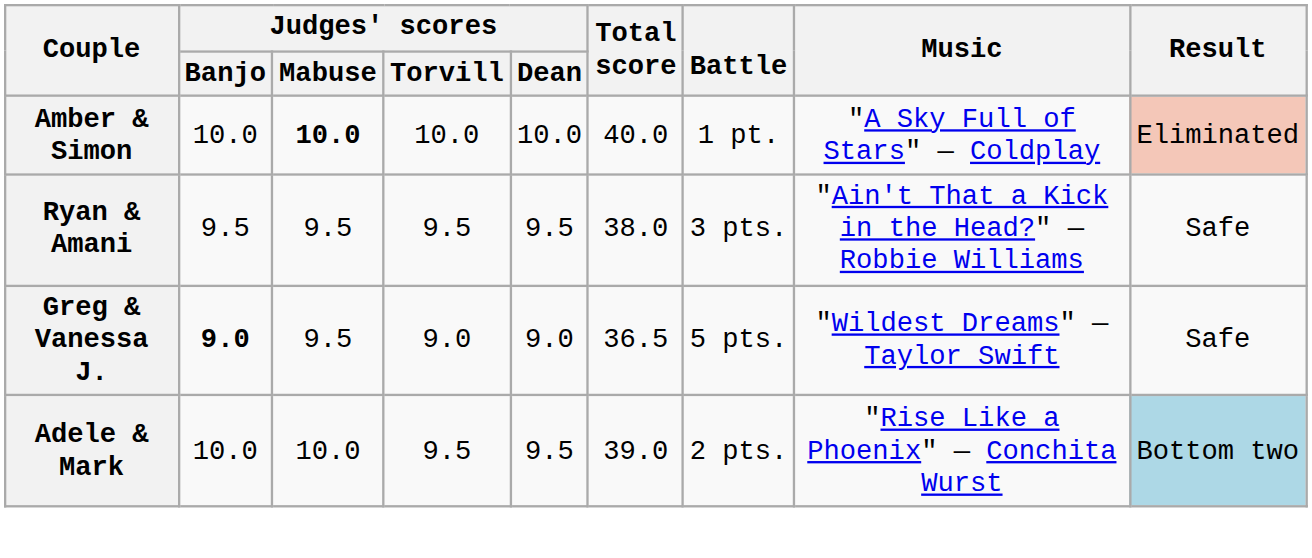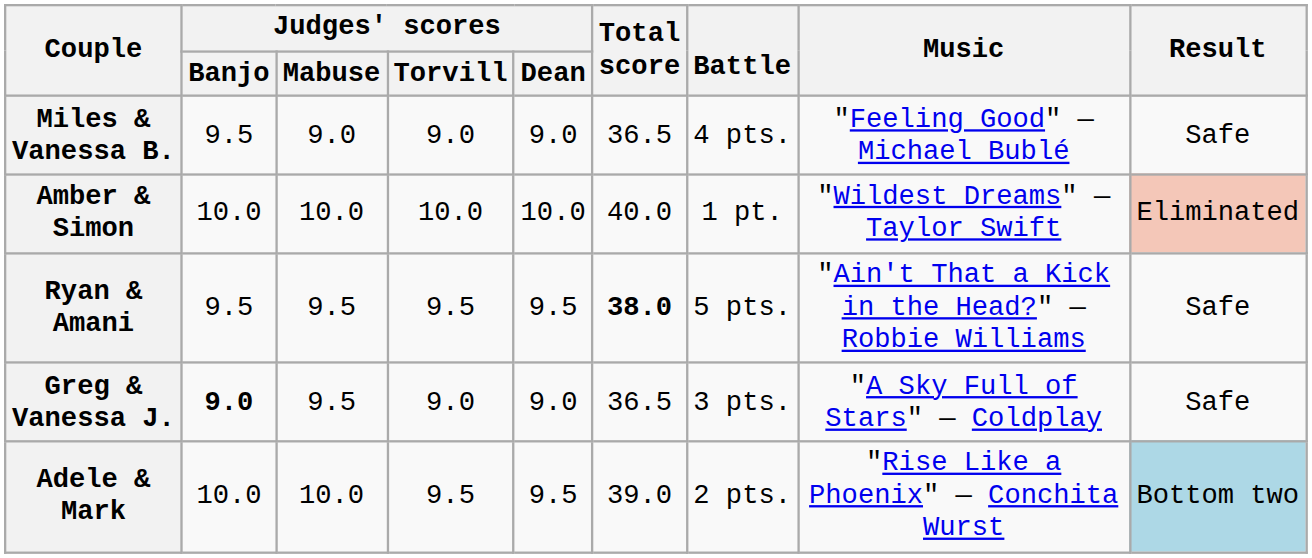+ row: (93, 135)
(328, 135) bold -> (332, 213) normal
(962, 135) "A Sky Full of Stars" — Coldplay -> (964, 213) "Wildest Dreams" — Taylor Swift
(636, 229) normal -> (639, 307) bold
(738, 229) 3 pts. -> (742, 307) 5 pts.
(738, 340) 5 pts. -> (742, 402) 3 pts.
(962, 340) "Wildest Dreams" — Taylor Swift -> (964, 402) "A Sky Full of Stars" — Coldplay
